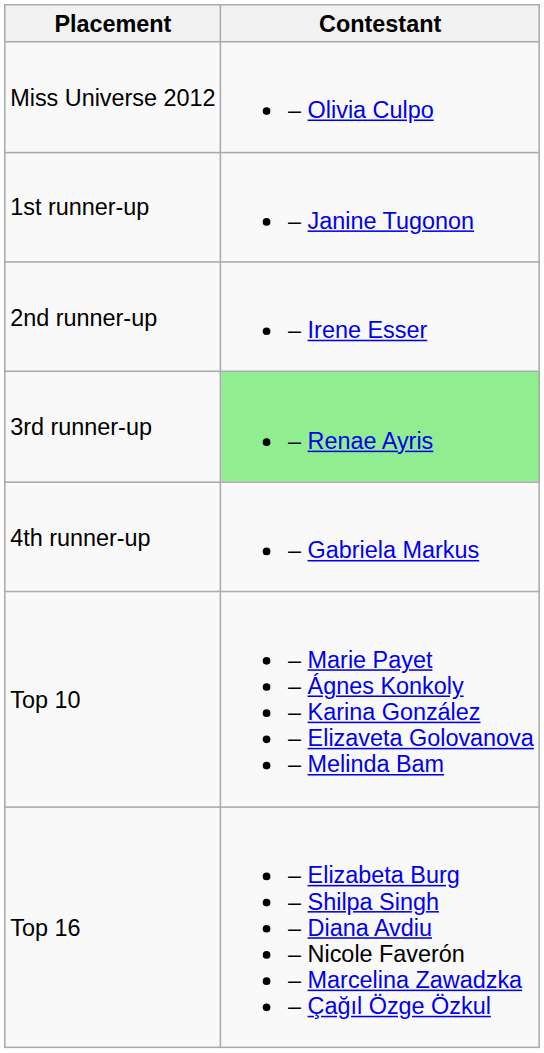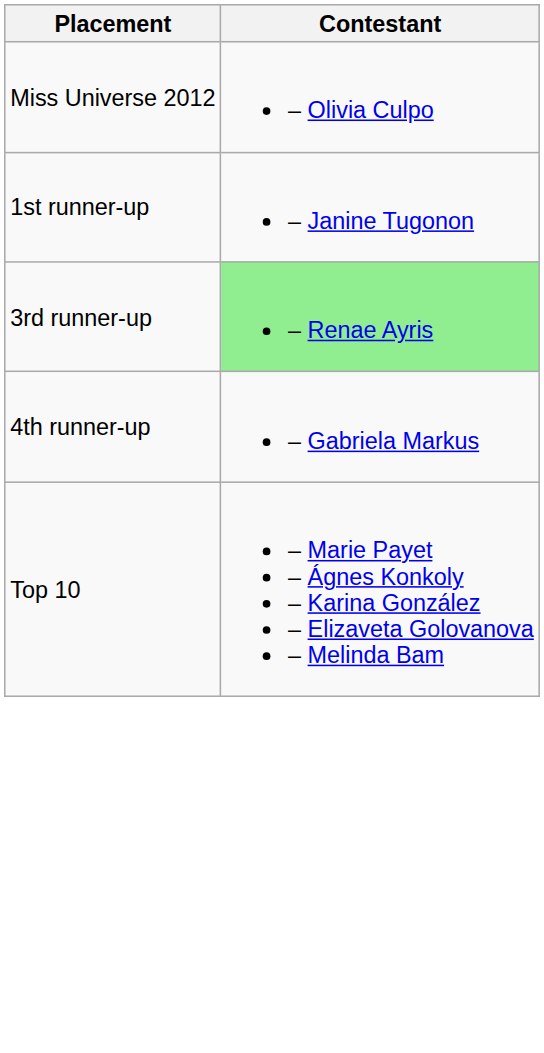- row: (84, 317)
- row: (45, 927)
